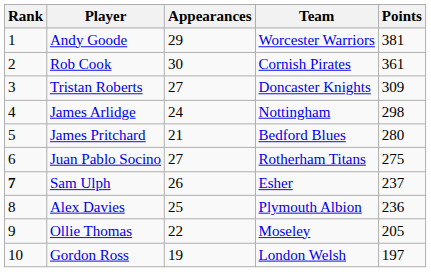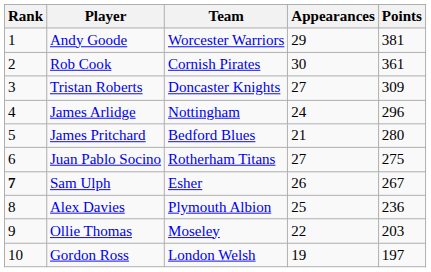columns swapped: (317, 16) <-> (210, 16)
(393, 111) 298 -> (393, 111) 296
(393, 183) 237 -> (393, 183) 267
(393, 231) 205 -> (393, 231) 203
